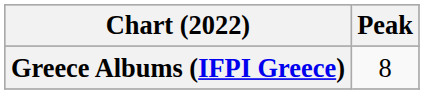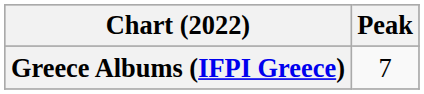(385, 67) 8 -> (385, 67) 7
